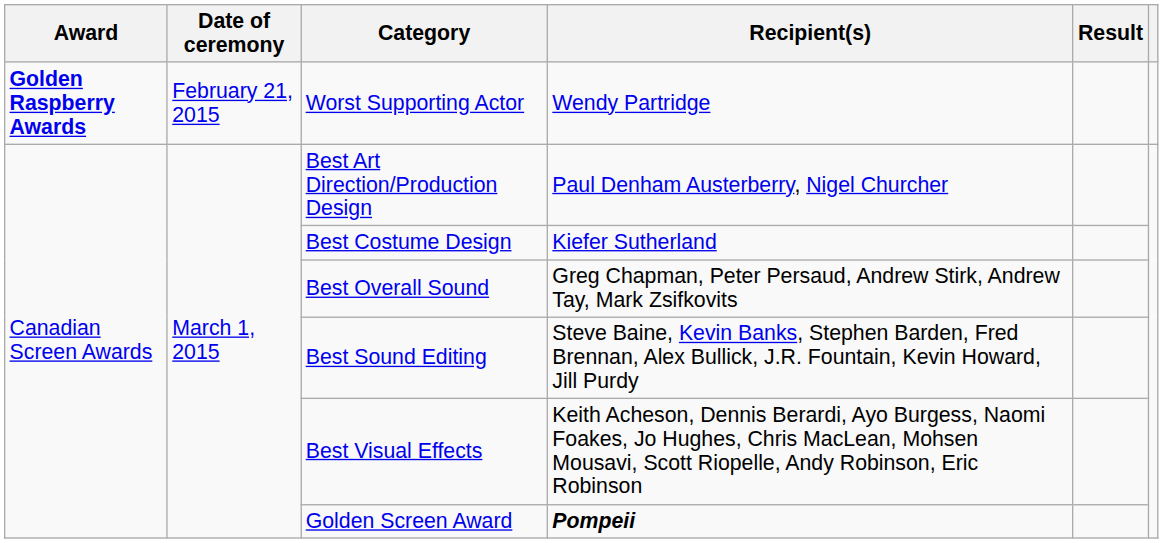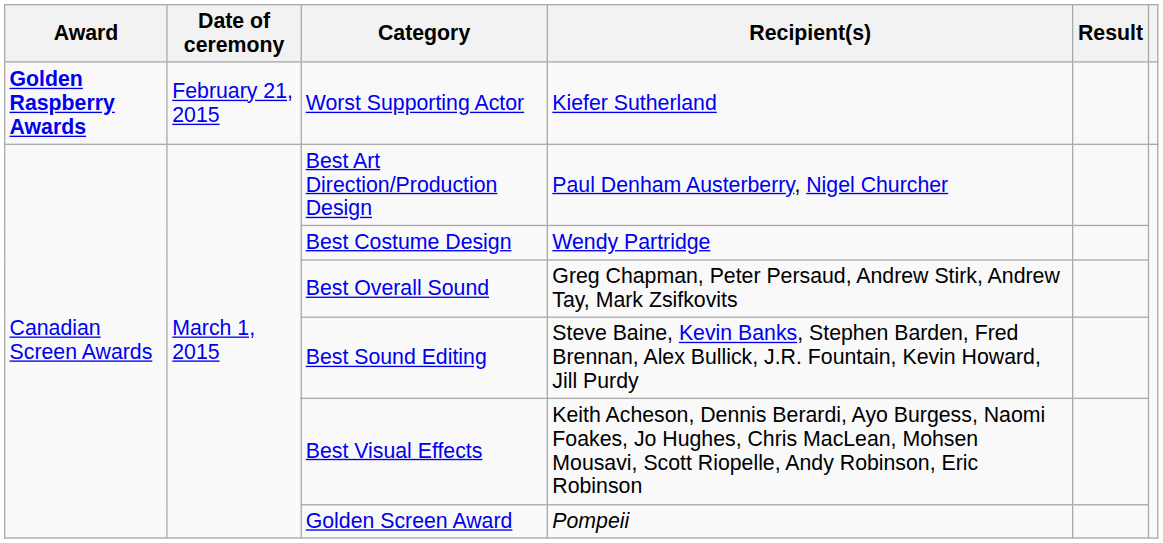(631, 103) Wendy Partridge -> (635, 103) Kiefer Sutherland
(635, 242) Kiefer Sutherland -> (631, 242) Wendy Partridge
(594, 520) bold -> (591, 520) normal
